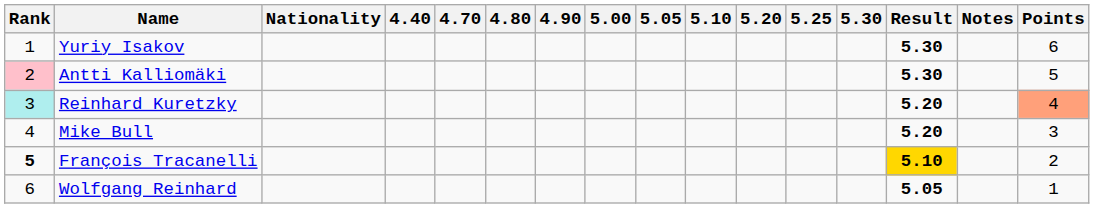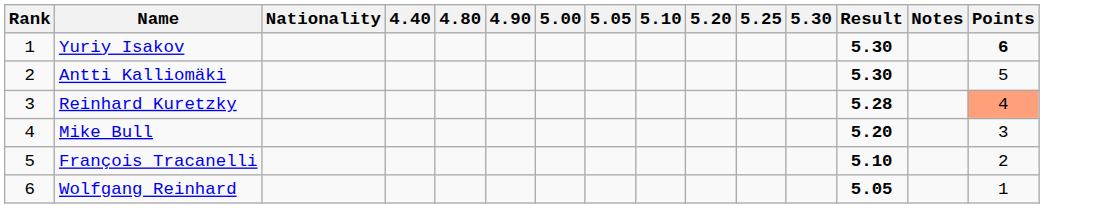- column: (460, 19)
(1053, 47) normal -> (1003, 47) bold
(30, 76) pink background -> (30, 76) no background
(30, 104) paleturquoise background -> (30, 104) no background
(922, 104) 5.20 -> (872, 104) 5.28
(30, 161) bold -> (30, 161) normal
(922, 161) gold background -> (872, 161) no background
